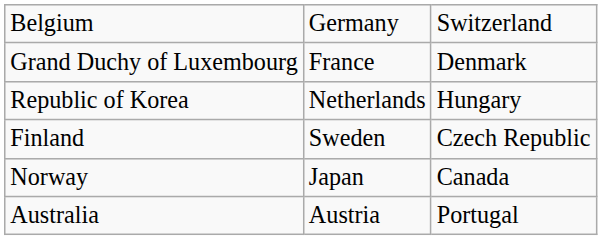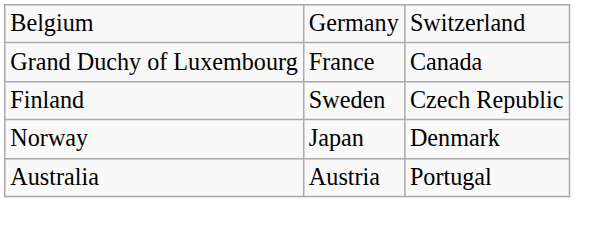(482, 61) Denmark -> (446, 61) Canada
- row: (100, 100)
(473, 176) Canada -> (455, 138) Denmark
